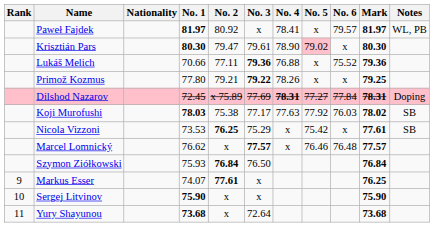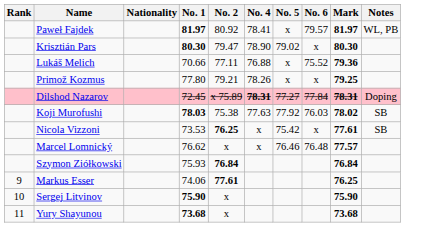- column: (259, 12)
(316, 46) pink background -> (288, 46) no background
(194, 180) 74.07 -> (194, 180) 74.06
